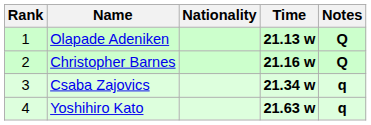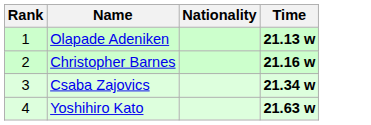- column: (342, 16)
